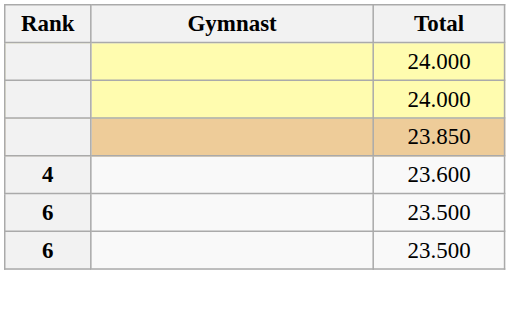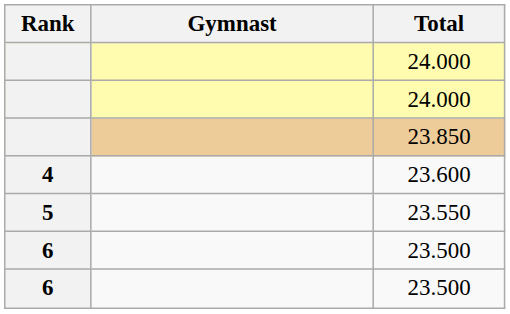+ row: (48, 212)
